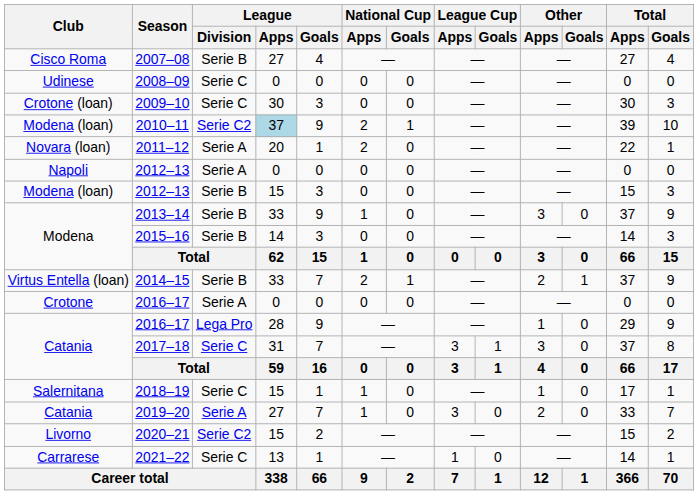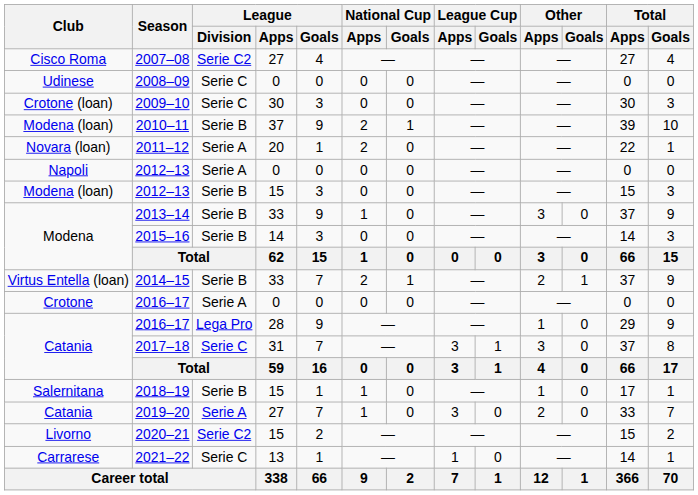(224, 59) Serie B -> (224, 59) Serie C2
(224, 125) Serie C2 -> (224, 125) Serie B
(276, 125) lightblue background -> (276, 125) no background
(224, 390) Serie C -> (224, 390) Serie B
